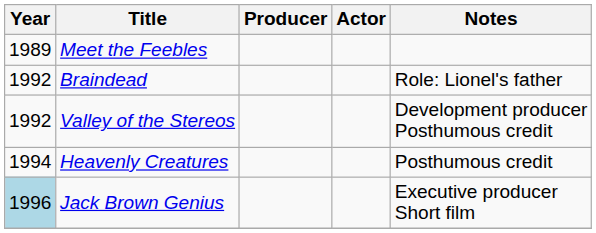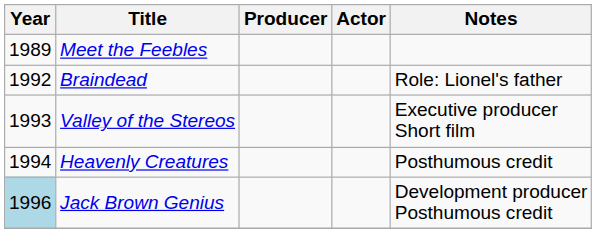(30, 120) 1992 -> (30, 120) 1993
(491, 120) Development producer Posthumous credit -> (476, 120) Executive producer Short film
(476, 202) Executive producer Short film -> (491, 202) Development producer Posthumous credit
